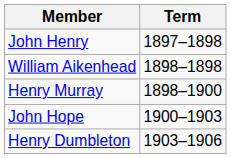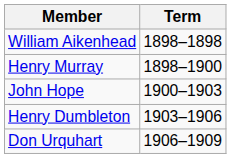- row: (48, 41)
+ row: (55, 141)
